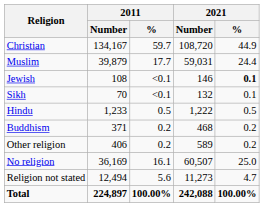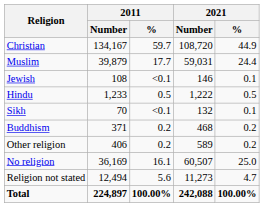(250, 78) bold -> (250, 78) normal
rows swapped: (20, 111) <-> (16, 95)
